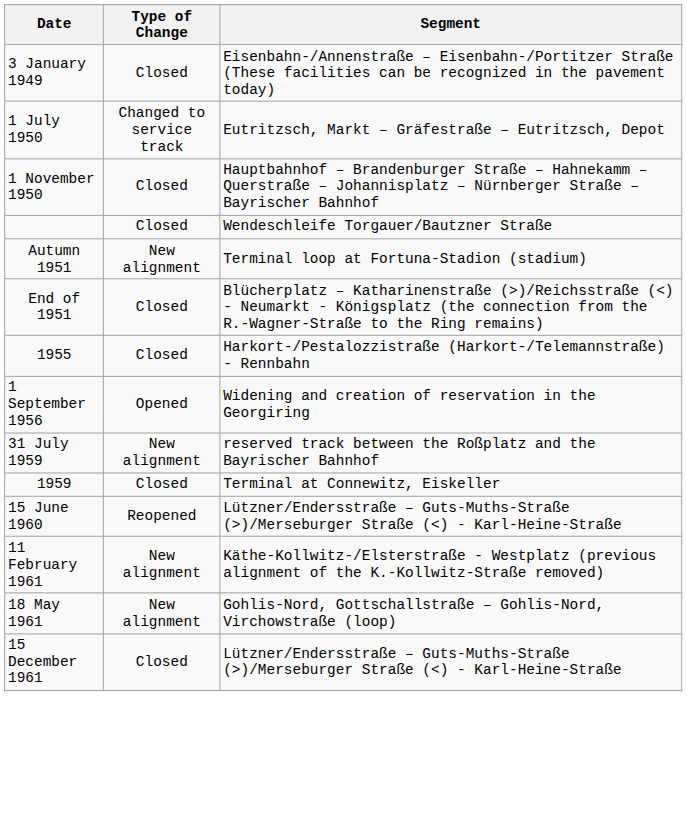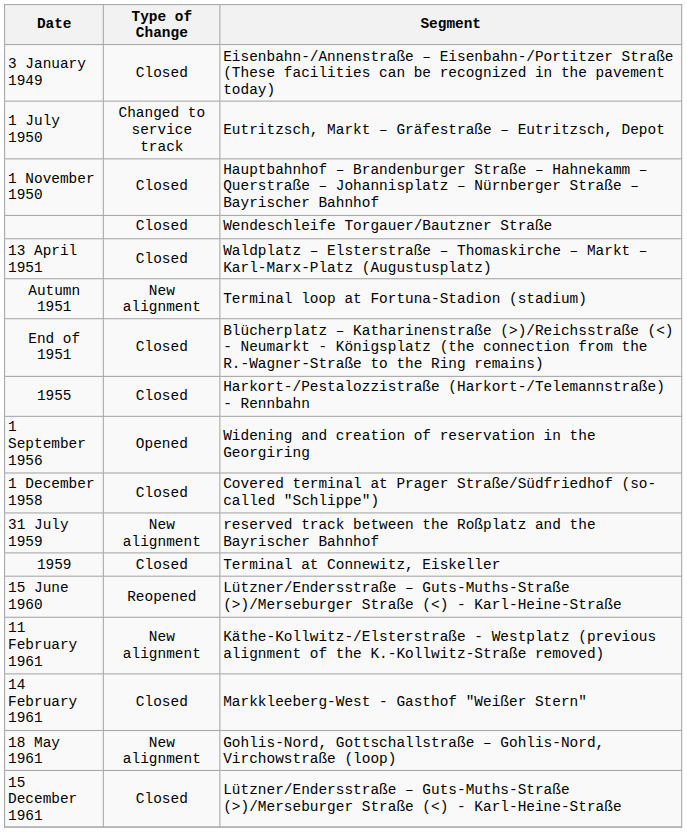+ row: (43, 259)
+ row: (51, 493)
+ row: (43, 702)
